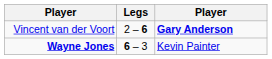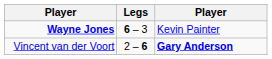rows swapped: (81, 46) <-> (64, 29)
